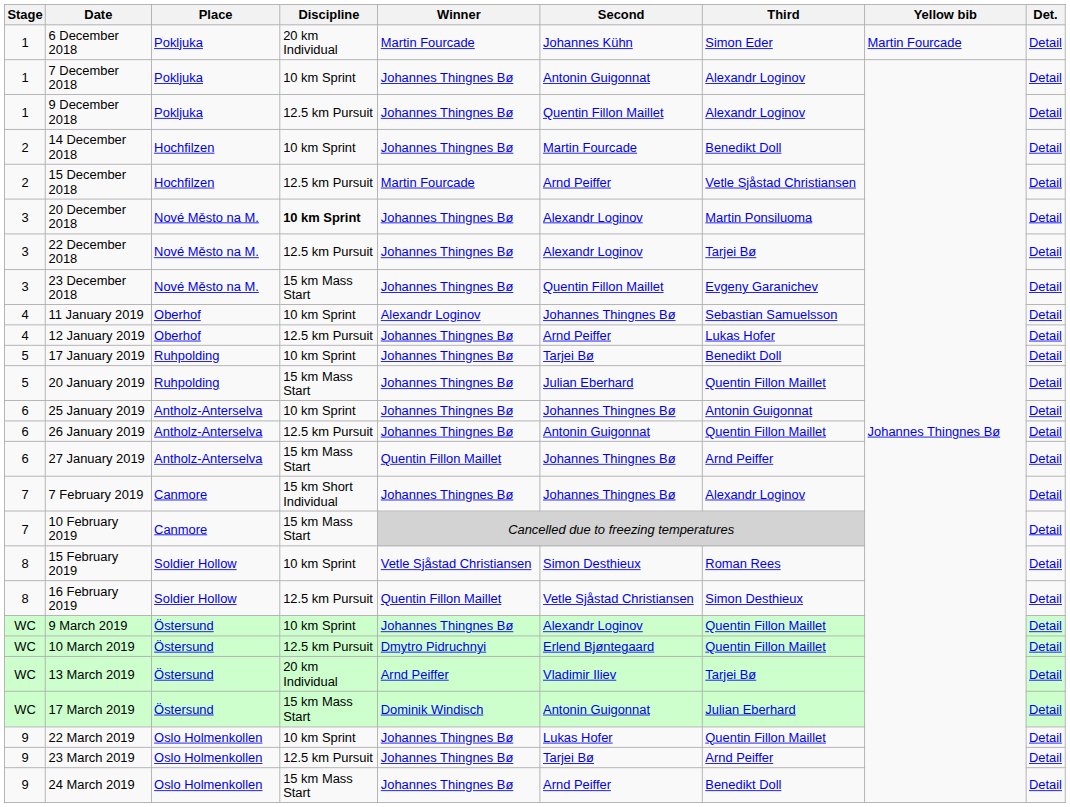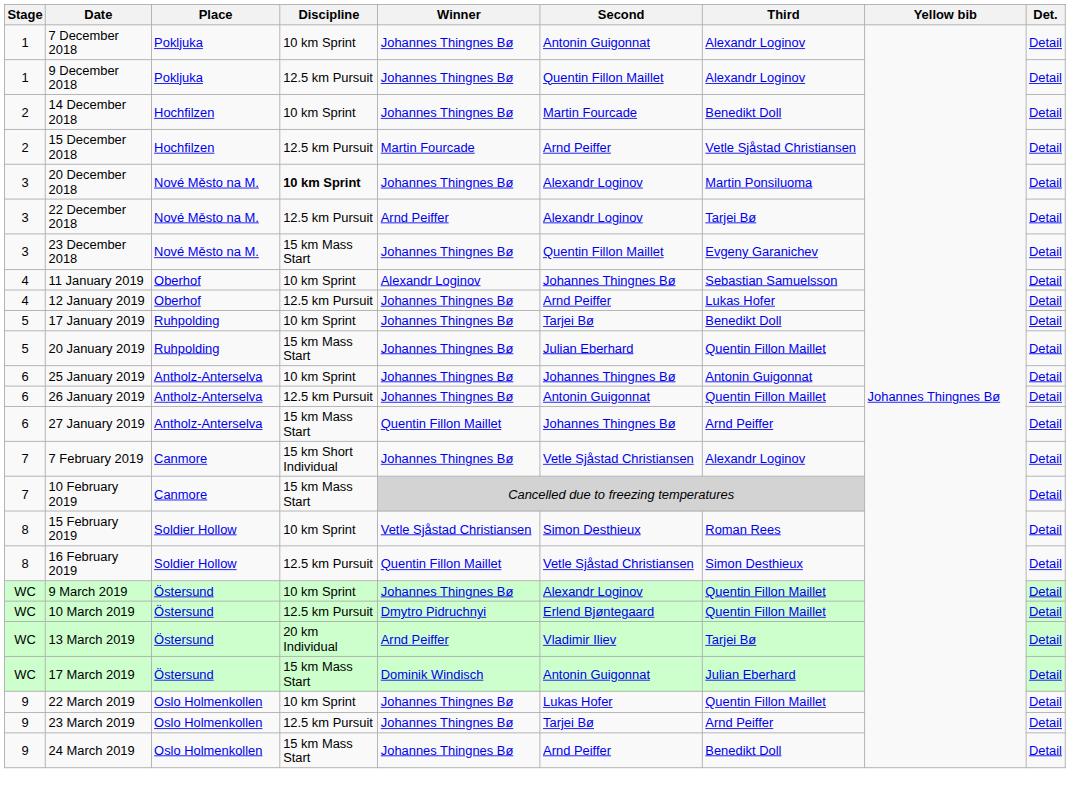- row: (84, 43)
(447, 252) Johannes Thingnes Bø -> (415, 217) Arnd Peiffer
(609, 494) Johannes Thingnes Bø -> (618, 459) Vetle Sjåstad Christiansen
